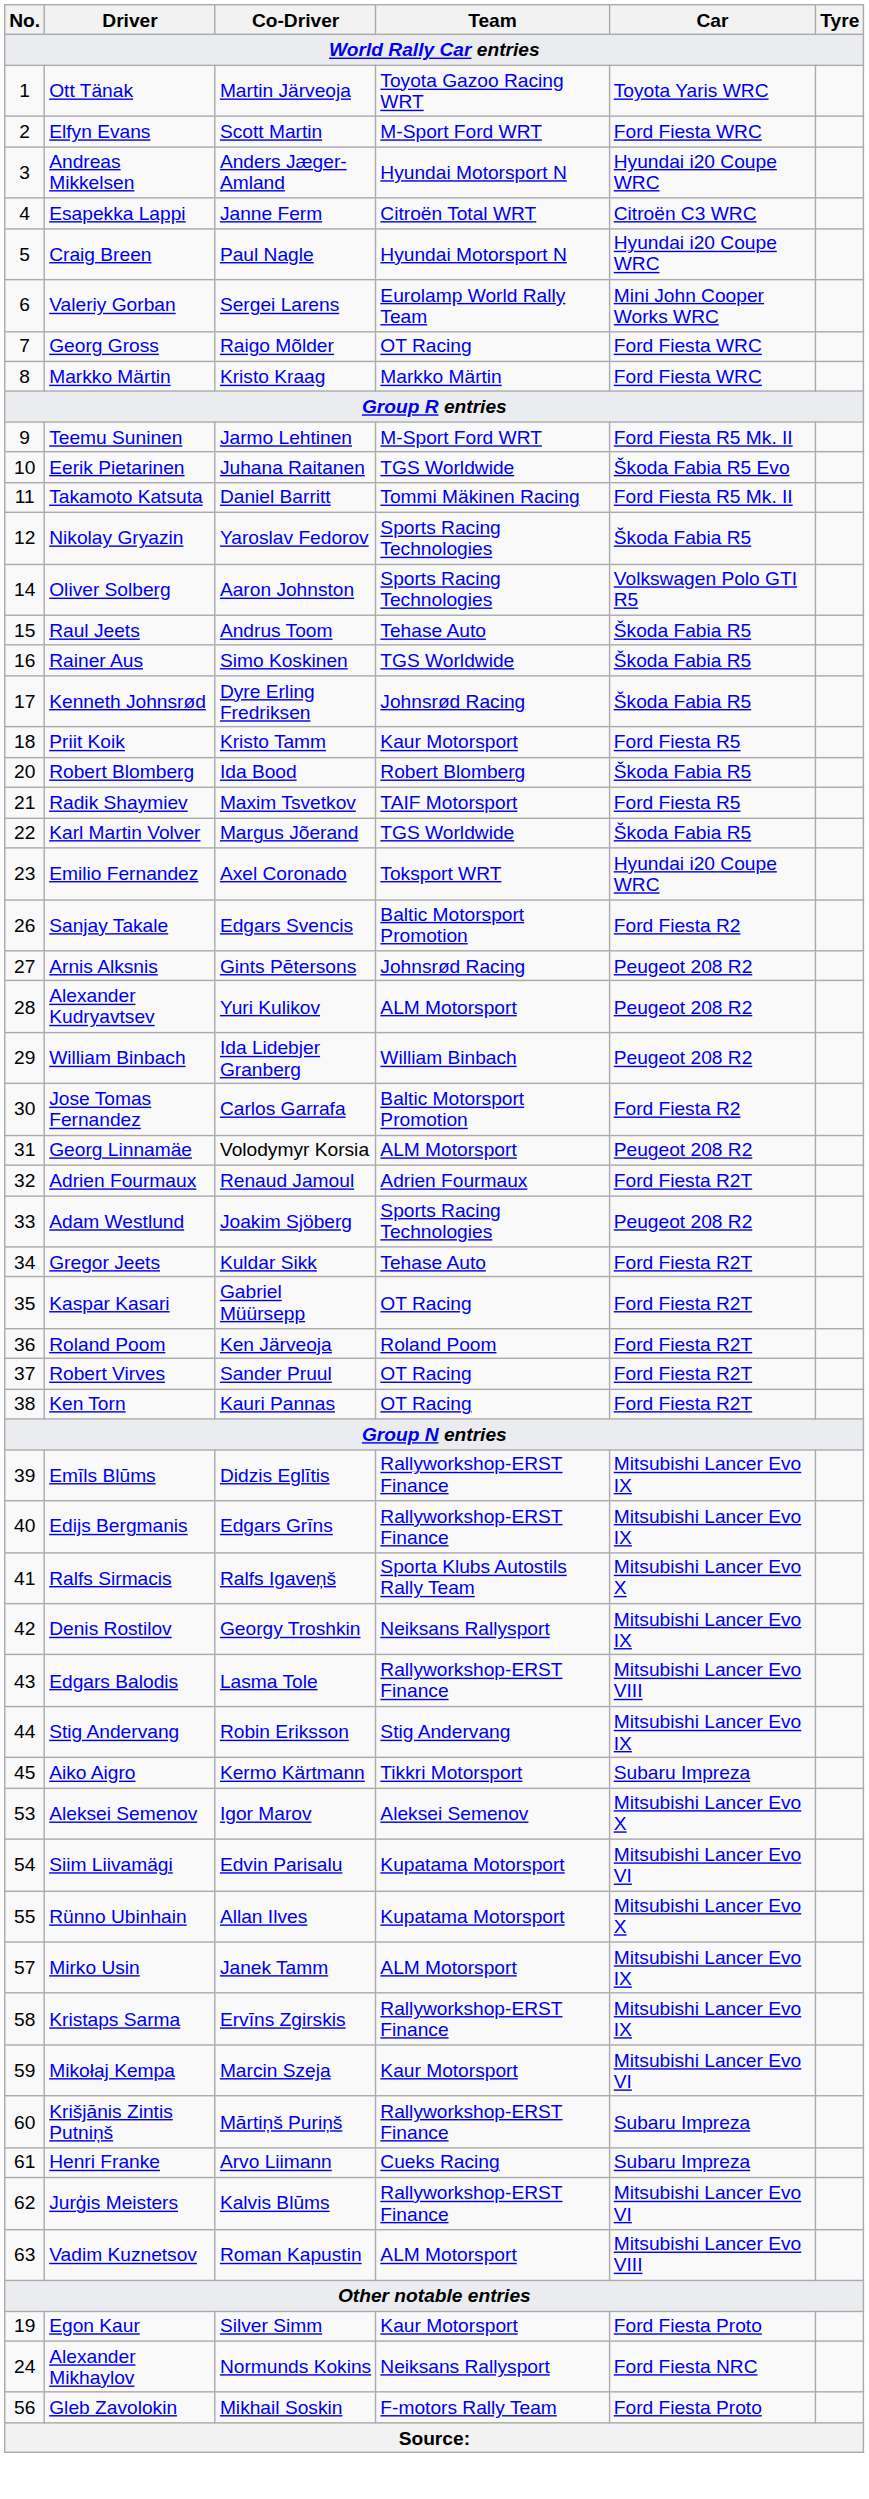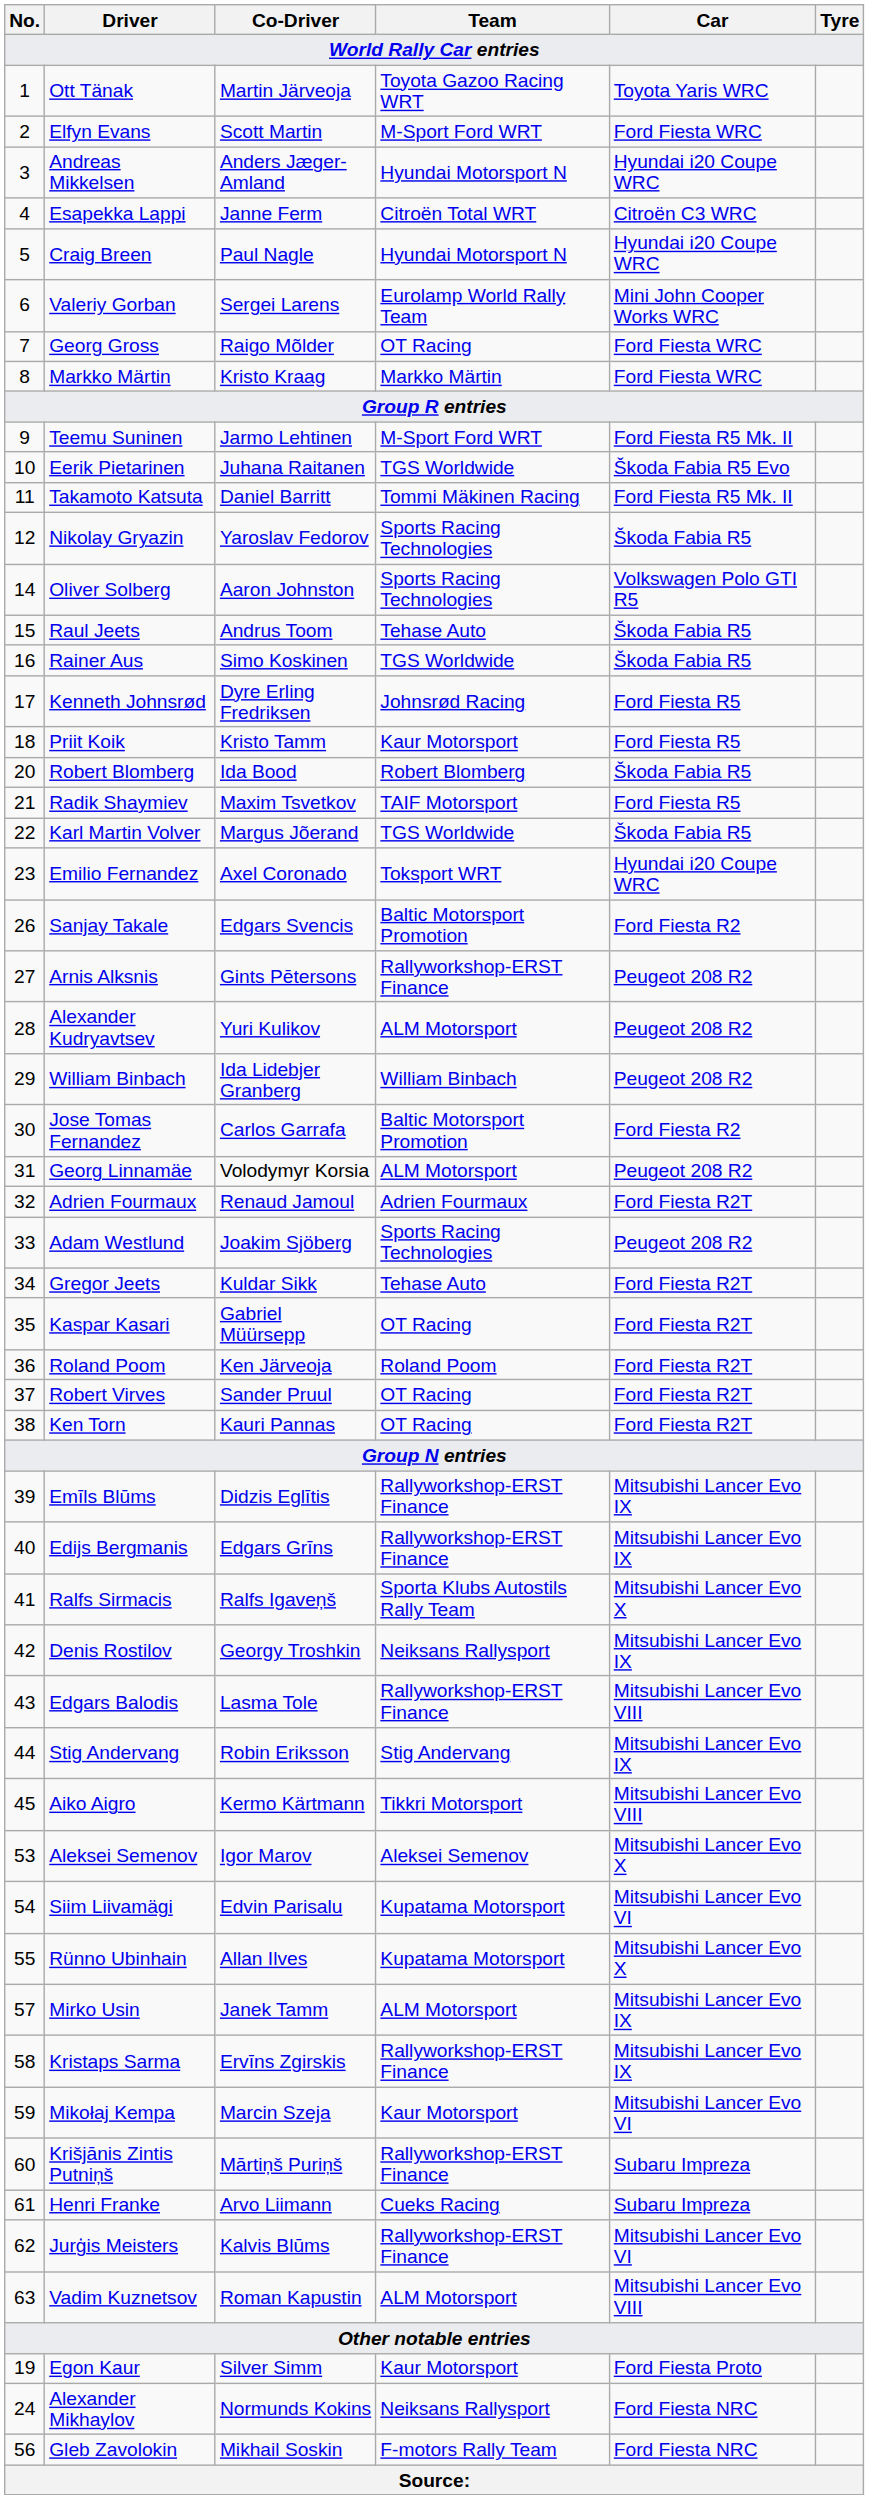(682, 701) Škoda Fabia R5 -> (677, 701) Ford Fiesta R5
(453, 965) Johnsrød Racing -> (471, 976) Rallyworkshop-ERST Finance
(682, 1772) Subaru Impreza -> (708, 1804) Mitsubishi Lancer Evo VIII
(688, 2407) Ford Fiesta Proto -> (686, 2449) Ford Fiesta NRC
